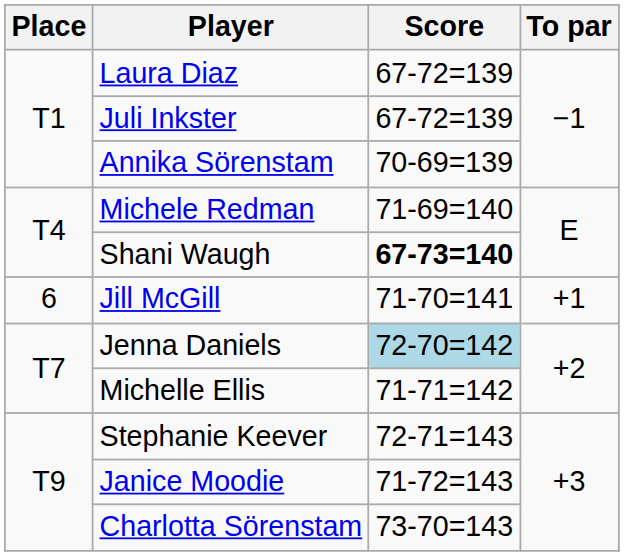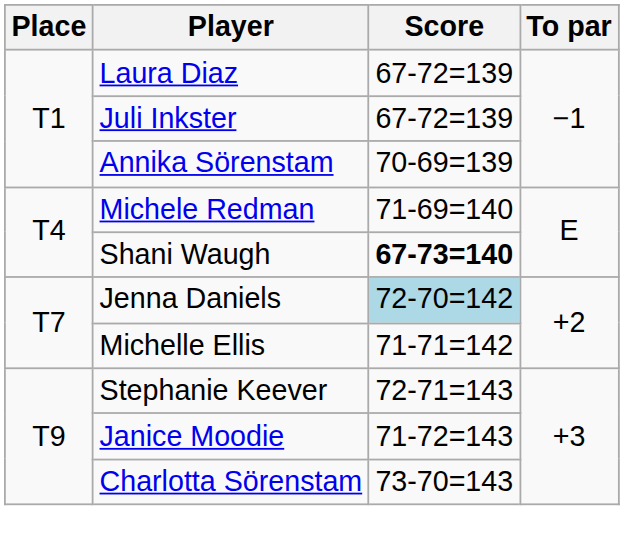- row: (160, 299)
